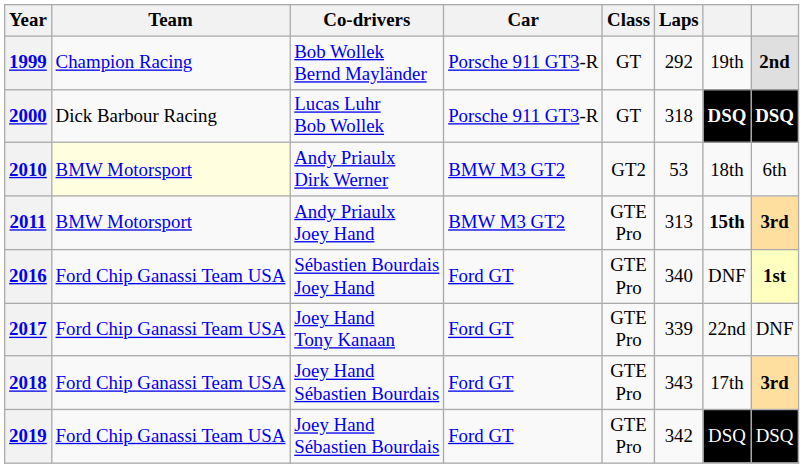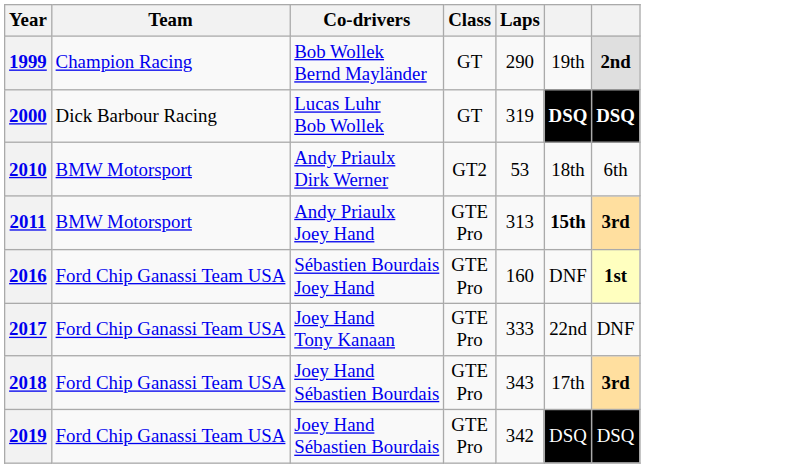- column: (523, 20)
(679, 62) 292 -> (520, 62) 290
(679, 116) 318 -> (520, 116) 319
(124, 169) lightyellow background -> (124, 169) no background
(679, 276) 340 -> (520, 276) 160
(679, 329) 339 -> (520, 329) 333
